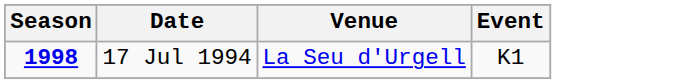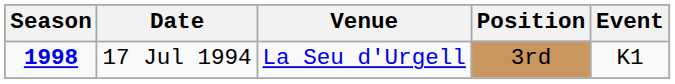+ column: (531, 24)
